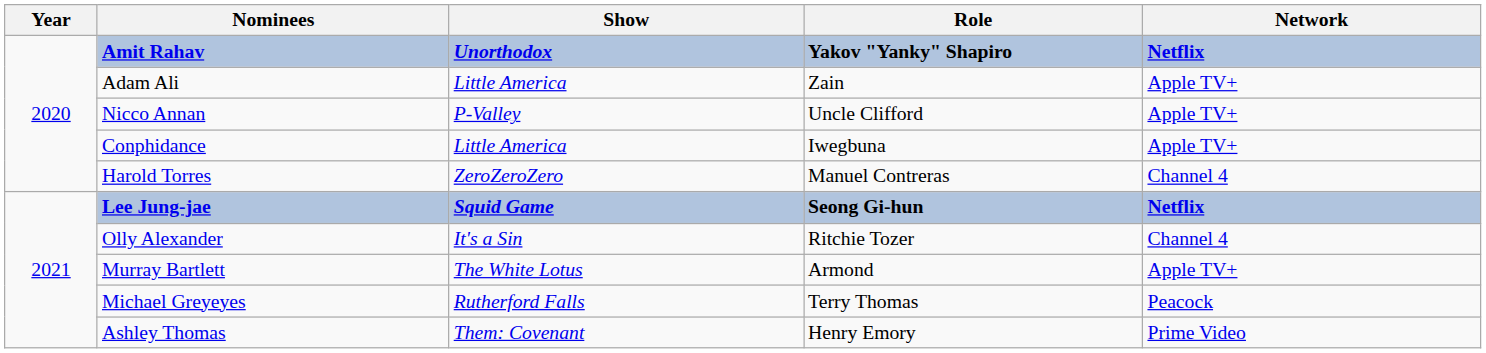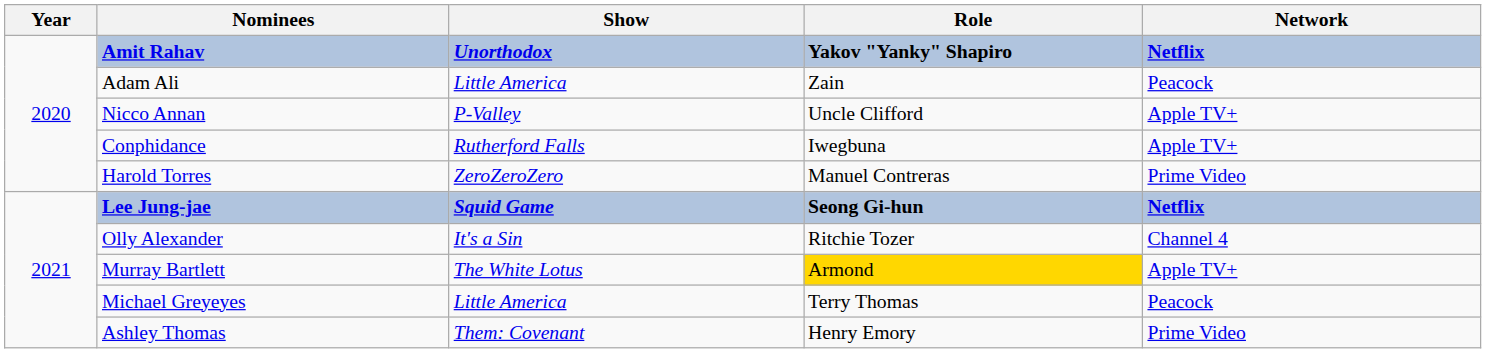(1192, 82) Apple TV+ -> (1180, 82) Peacock
(510, 144) Little America -> (519, 144) Rutherford Falls
(1188, 176) Channel 4 -> (1197, 176) Prime Video
(841, 269) no background -> (841, 269) gold background
(519, 301) Rutherford Falls -> (510, 301) Little America
